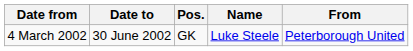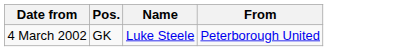- column: (132, 14)
